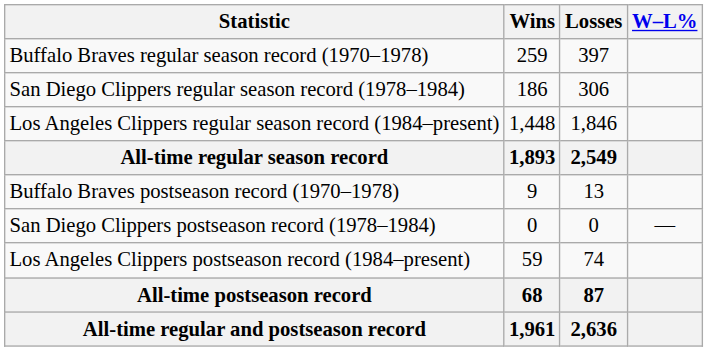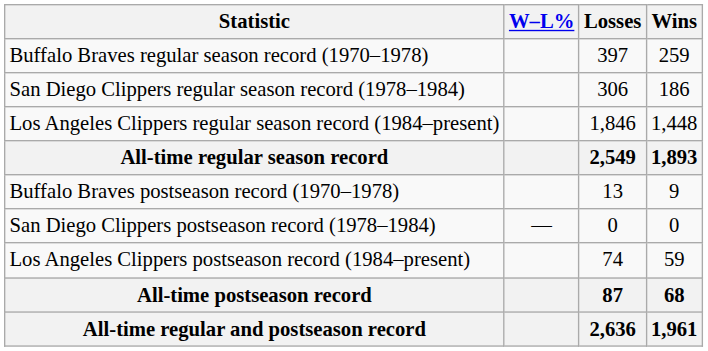columns swapped: (532, 21) <-> (665, 21)
